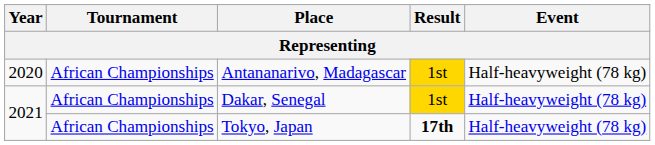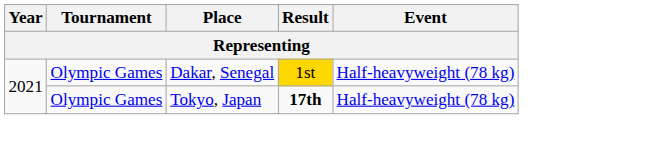- row: (314, 72)
(132, 99) African Championships -> (106, 72) Olympic Games
(132, 126) African Championships -> (106, 99) Olympic Games
